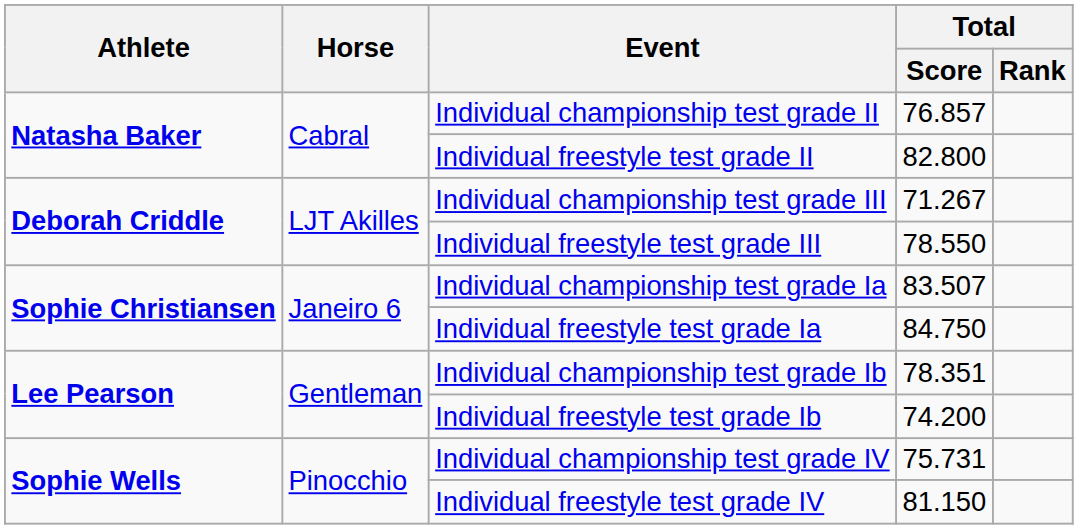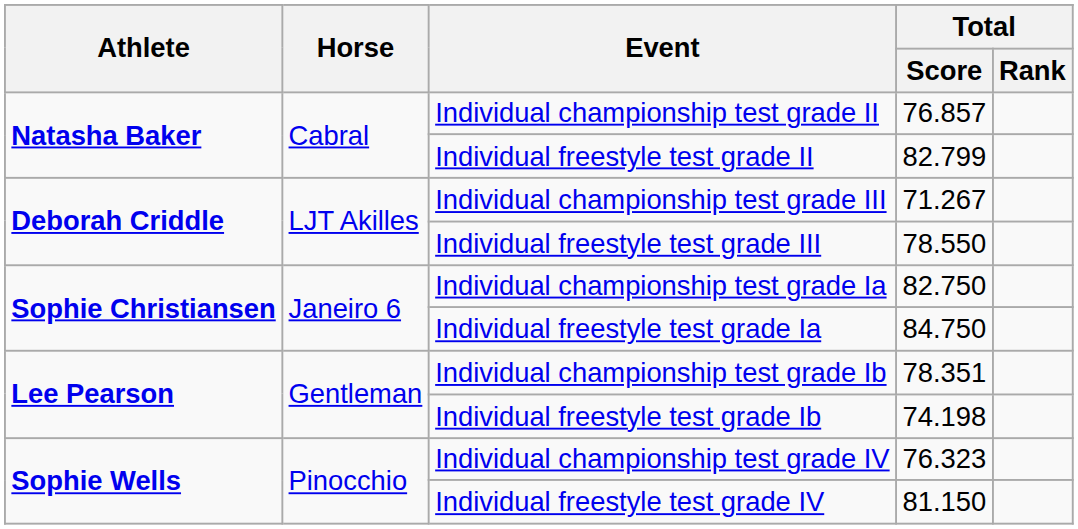(944, 157) 82.800 -> (944, 157) 82.799
(944, 286) 83.507 -> (944, 286) 82.750
(944, 416) 74.200 -> (944, 416) 74.198
(944, 459) 75.731 -> (944, 459) 76.323
